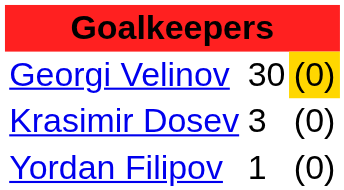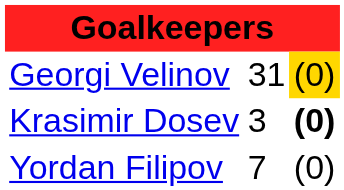(266, 74) 30 -> (266, 74) 31
(315, 120) normal -> (315, 120) bold
(257, 167) 1 -> (257, 167) 7
